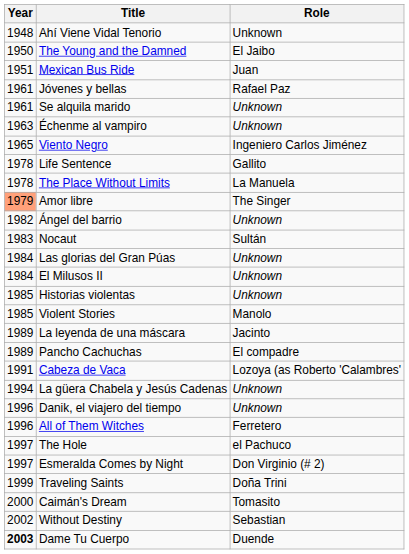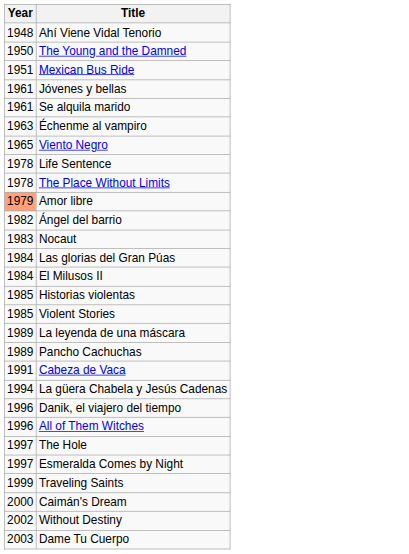- column: (317, 13)
(20, 539) bold -> (20, 539) normal
